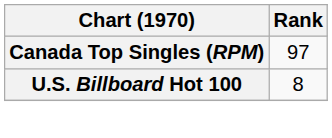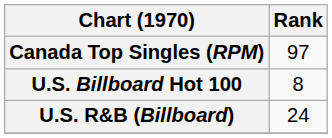+ row: (137, 116)
